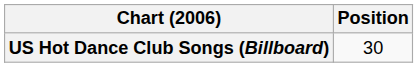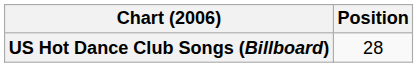(373, 47) 30 -> (373, 47) 28
